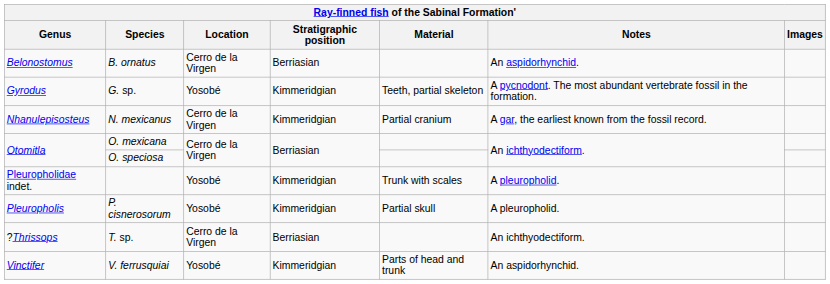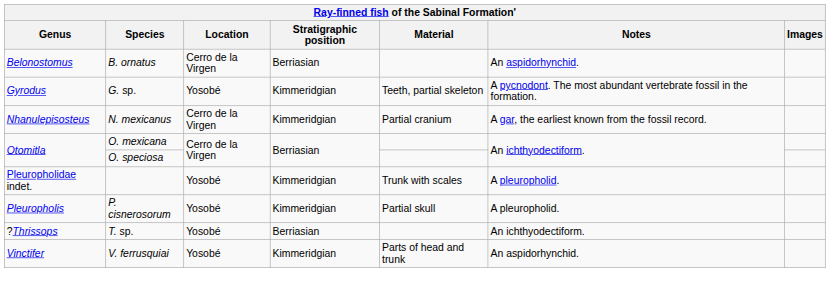(212, 237) Cerro de la Virgen -> (203, 231) Yosobé
